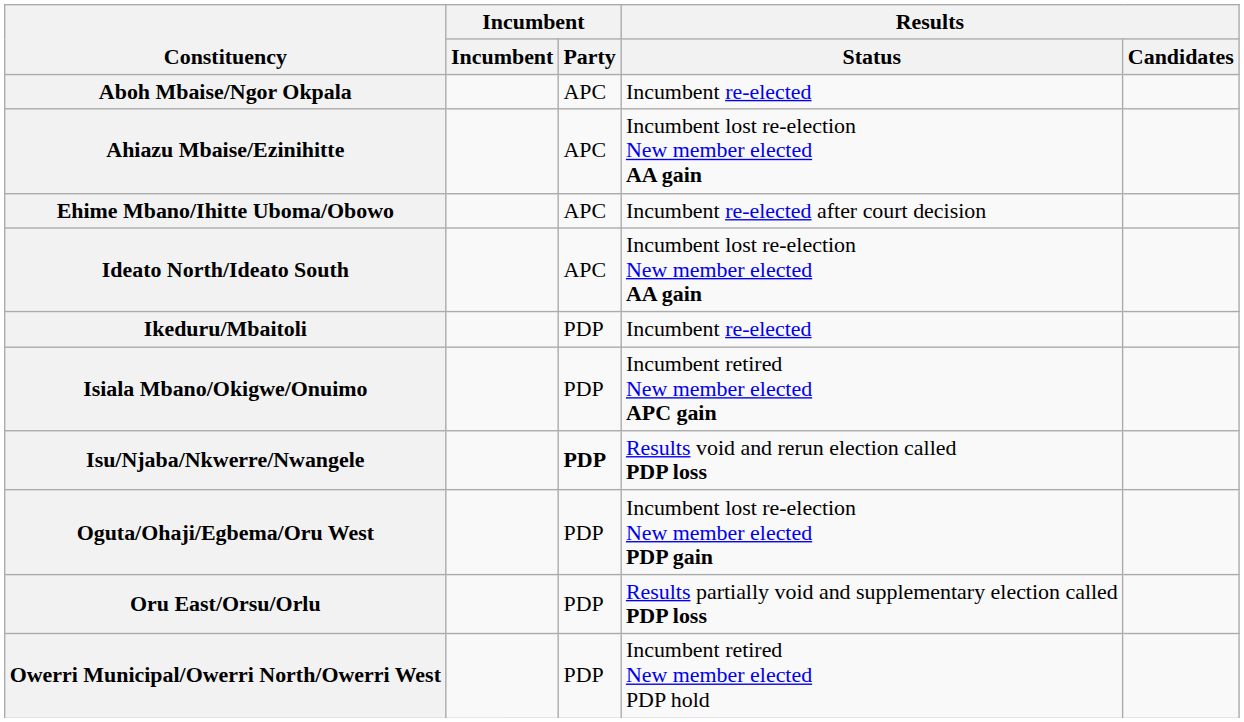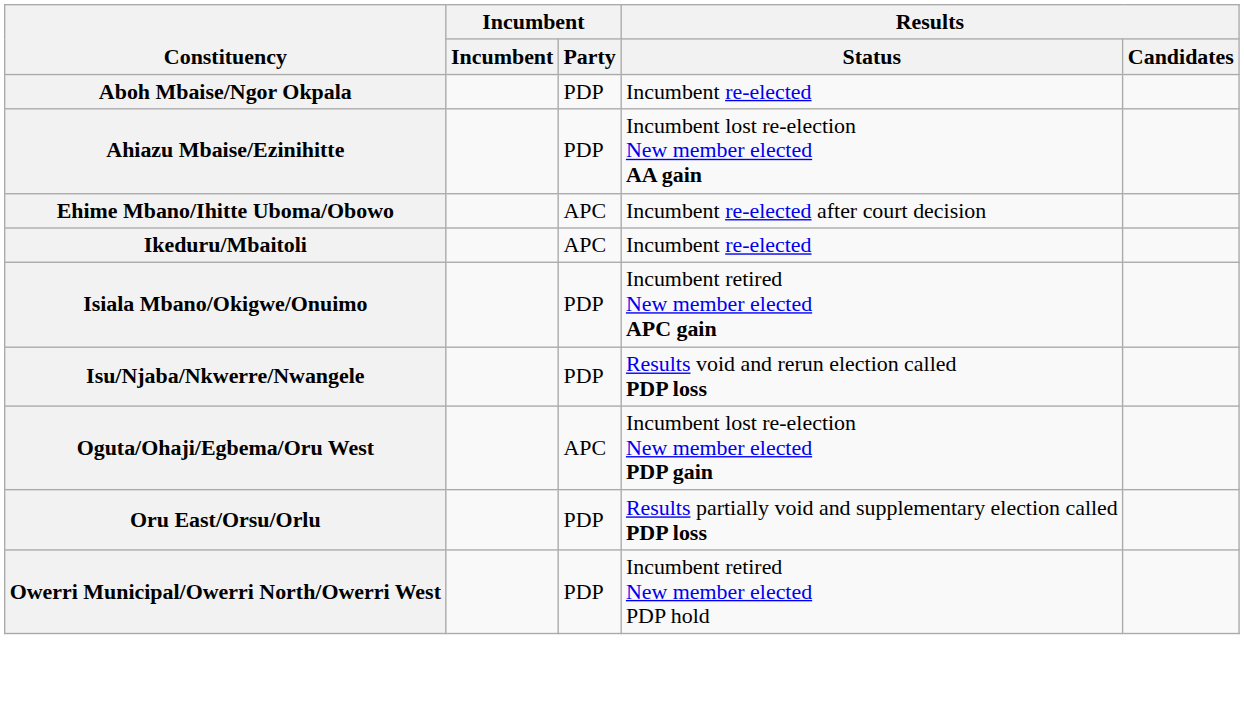(585, 91) APC -> (584, 91) PDP
(585, 150) APC -> (584, 150) PDP
- row: (225, 269)
(584, 329) PDP -> (585, 245) APC
(585, 460) bold -> (584, 376) normal
(584, 532) PDP -> (585, 447) APC
